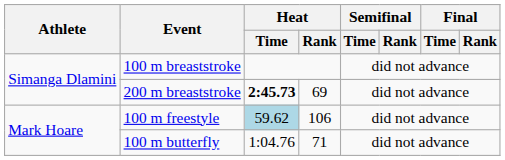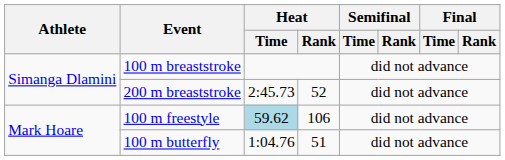(272, 92) bold -> (271, 92) normal
(320, 92) 69 -> (319, 92) 52
(320, 143) 71 -> (319, 143) 51
